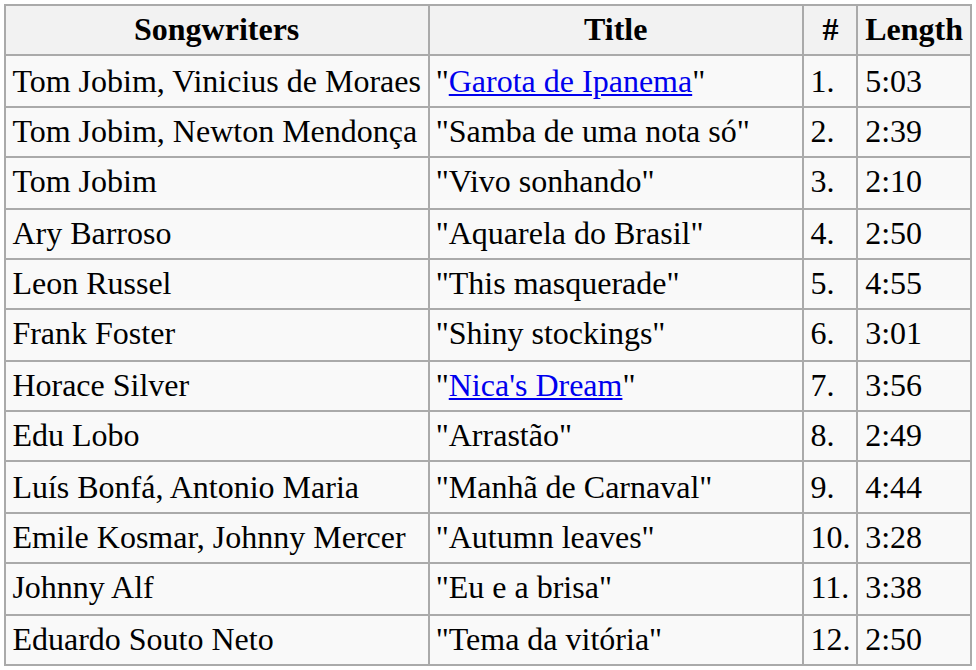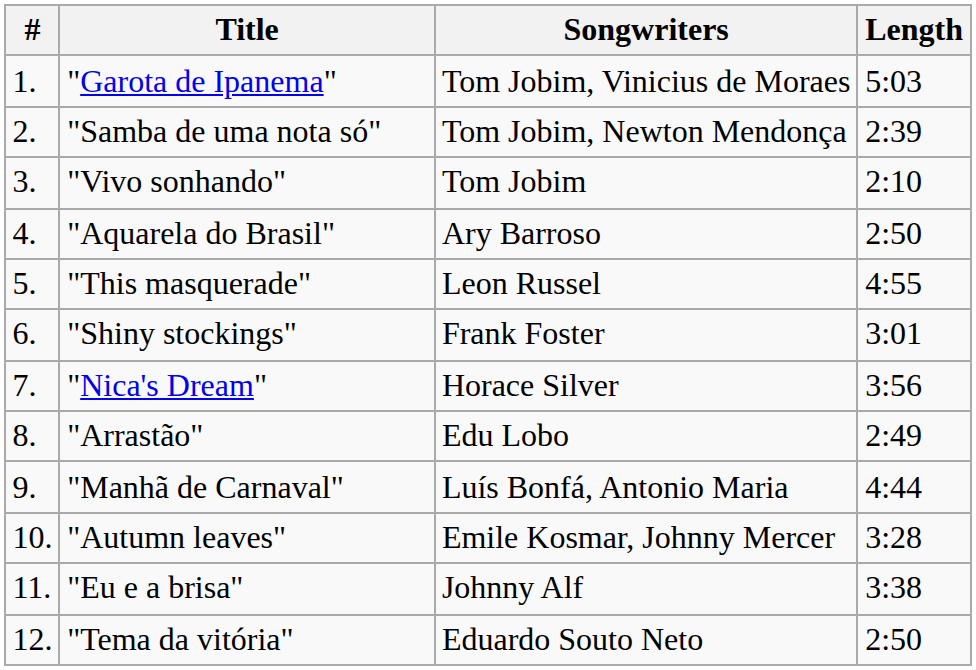columns swapped: (830, 29) <-> (217, 29)
